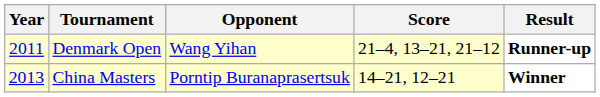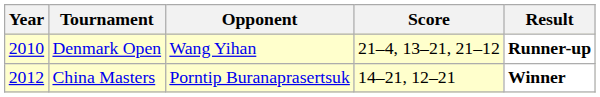(26, 48) 2011 -> (26, 48) 2010
(26, 77) 2013 -> (26, 77) 2012
